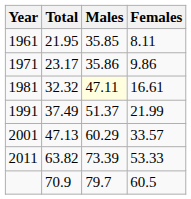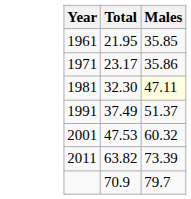- column: (156, 17)
(62, 87) 32.32 -> (121, 87) 32.30
(62, 135) 47.13 -> (121, 135) 47.53
(102, 135) 60.29 -> (161, 135) 60.32
